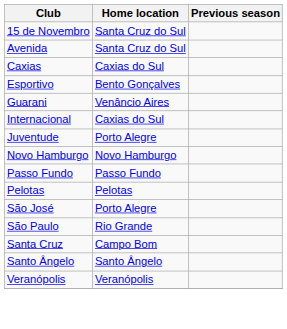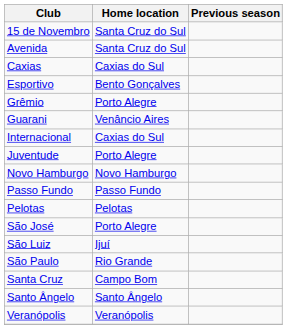+ row: (25, 102)
+ row: (29, 244)
